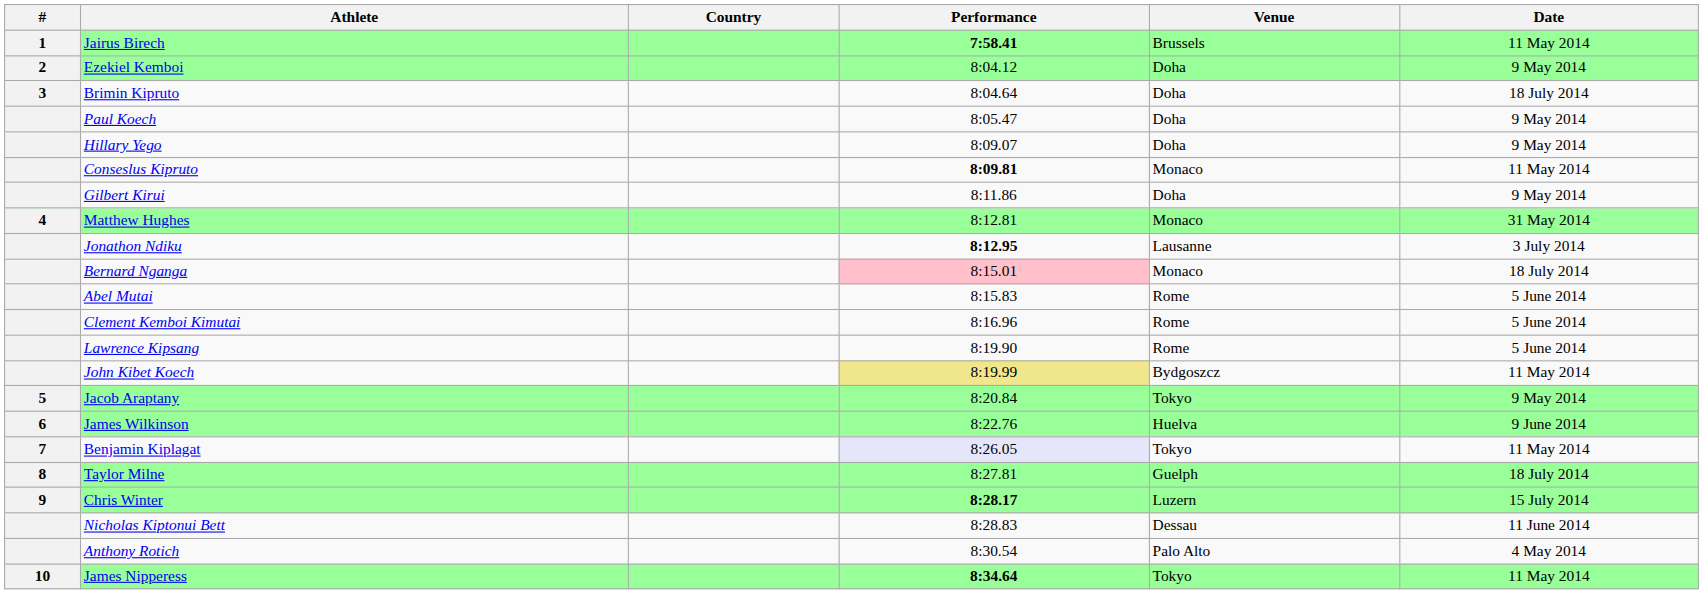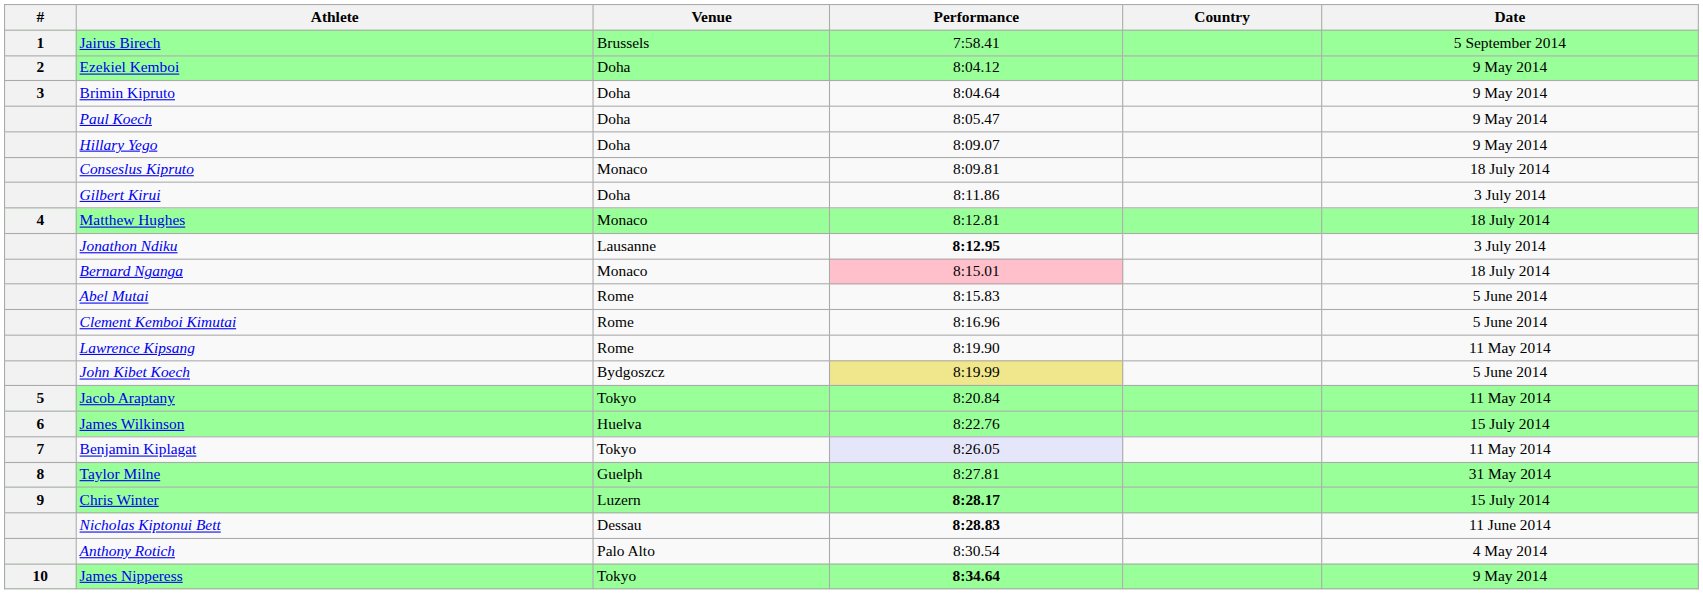columns swapped: (733, 17) <-> (1274, 17)
(994, 43) bold -> (976, 43) normal
(1549, 43) 11 May 2014 -> (1510, 43) 5 September 2014
(1549, 93) 18 July 2014 -> (1510, 93) 9 May 2014
(994, 170) bold -> (976, 170) normal
(1549, 170) 11 May 2014 -> (1510, 170) 18 July 2014
(1549, 195) 9 May 2014 -> (1510, 195) 3 July 2014
(1549, 220) 31 May 2014 -> (1510, 220) 18 July 2014
(1549, 347) 5 June 2014 -> (1510, 347) 11 May 2014
(1549, 373) 11 May 2014 -> (1510, 373) 5 June 2014
(1549, 398) 9 May 2014 -> (1510, 398) 11 May 2014
(1549, 424) 9 June 2014 -> (1510, 424) 15 July 2014
(1549, 475) 18 July 2014 -> (1510, 475) 31 May 2014
(994, 525) normal -> (976, 525) bold
(1549, 576) 11 May 2014 -> (1510, 576) 9 May 2014
